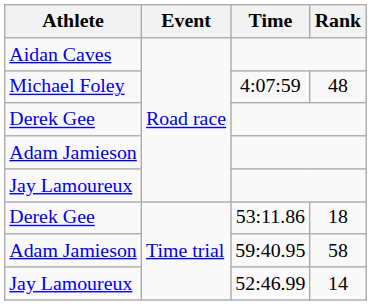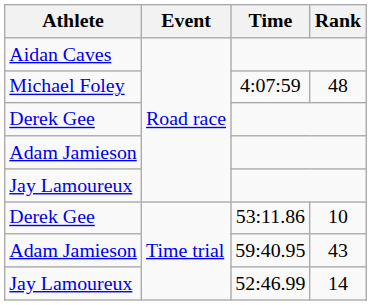(338, 217) 18 -> (338, 217) 10
(338, 250) 58 -> (338, 250) 43
